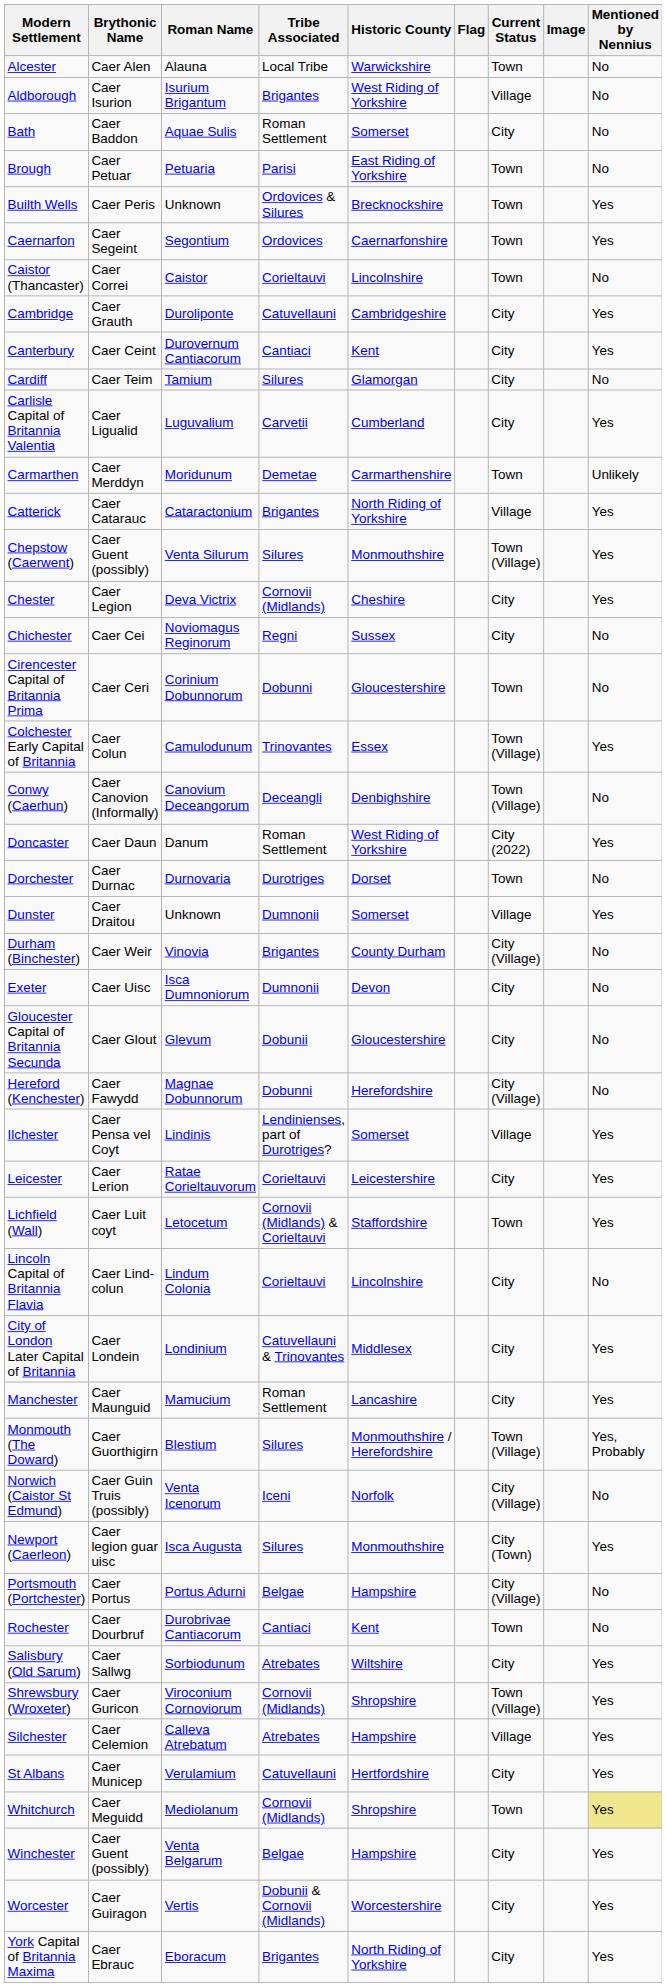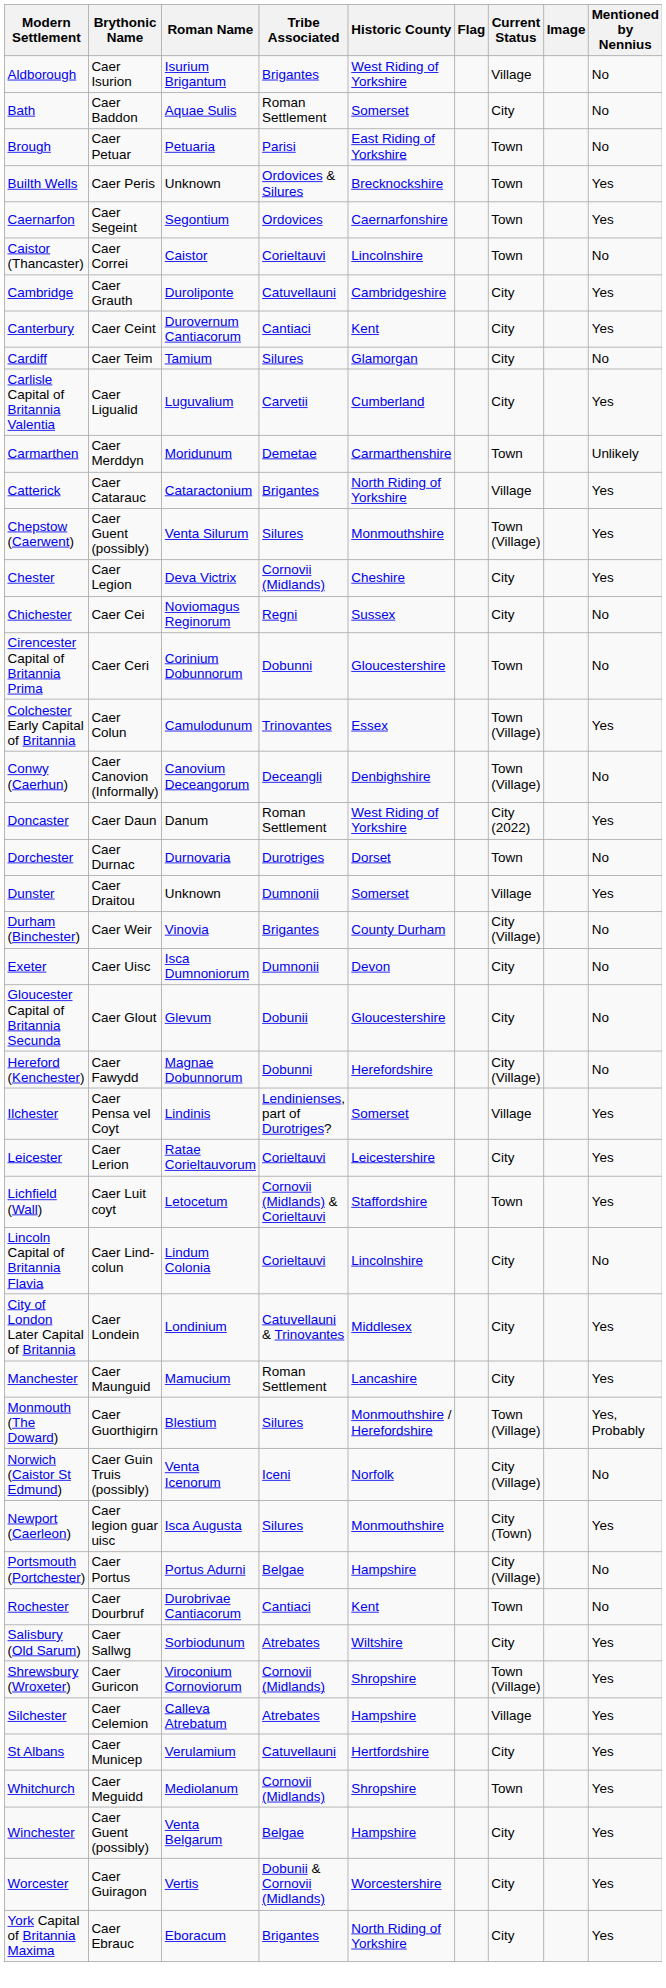- row: (32, 66)
(603, 1810) khaki background -> (603, 1788) no background
